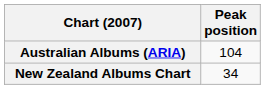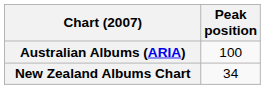(231, 52) 104 -> (231, 52) 100
